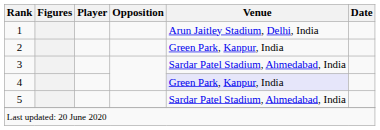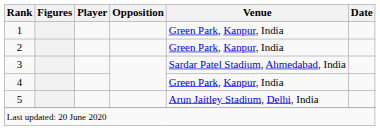(244, 30) Arun Jaitley Stadium, Delhi, India -> (226, 30) Green Park, Kanpur, India
(226, 82) lavender background -> (226, 82) no background
(257, 99) Sardar Patel Stadium, Ahmedabad, India -> (244, 99) Arun Jaitley Stadium, Delhi, India
